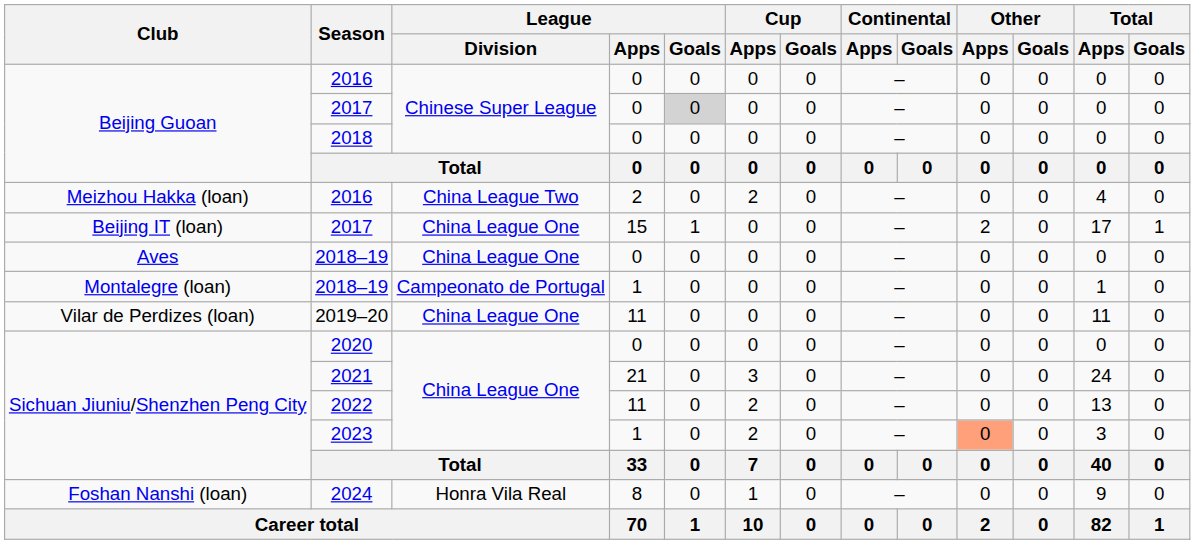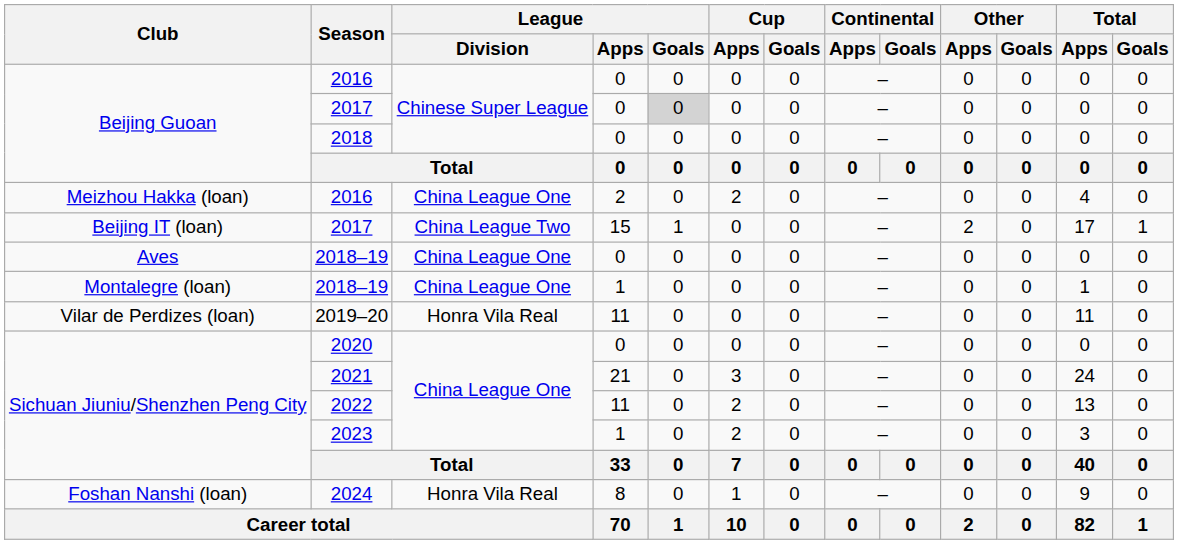(501, 197) China League Two -> (492, 197) China League One
(501, 227) China League One -> (492, 227) China League Two
(501, 286) Campeonato de Portugal -> (492, 286) China League One
(501, 316) China League One -> (492, 316) Honra Vila Real
(985, 434) lightsalmon background -> (969, 434) no background
